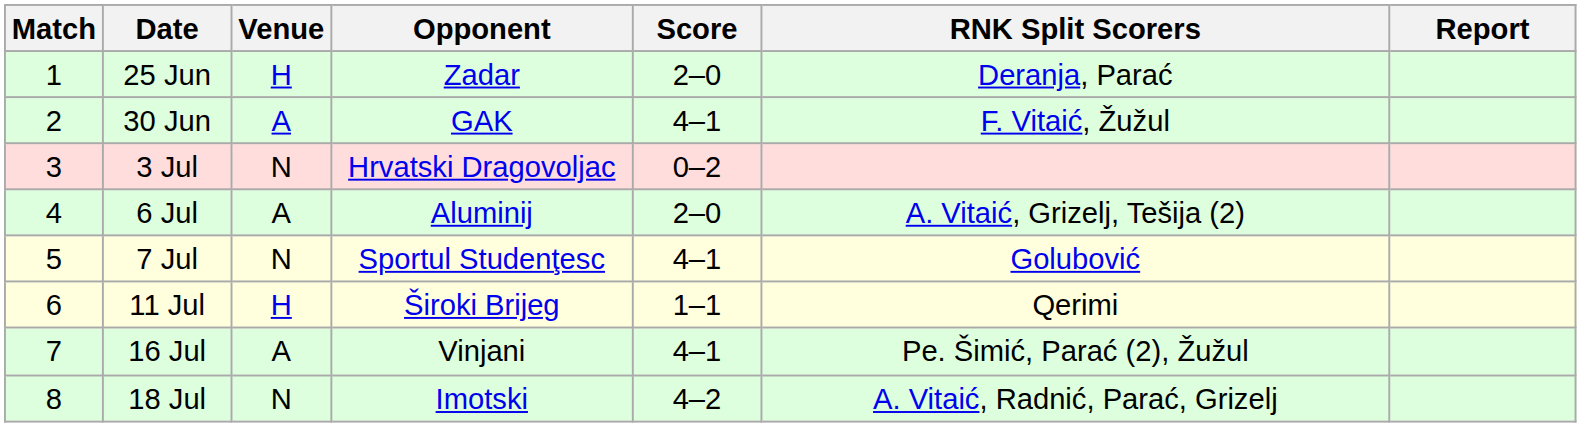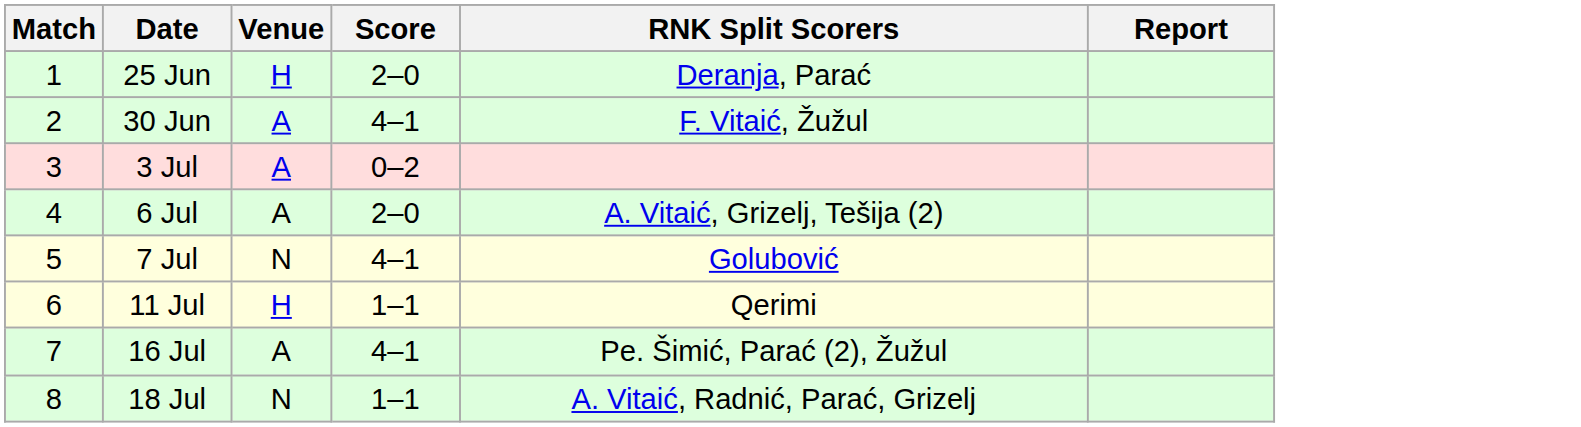- column: (482, 28)
(281, 167) N -> (281, 167) A
(697, 398) 4–2 -> (395, 398) 1–1
